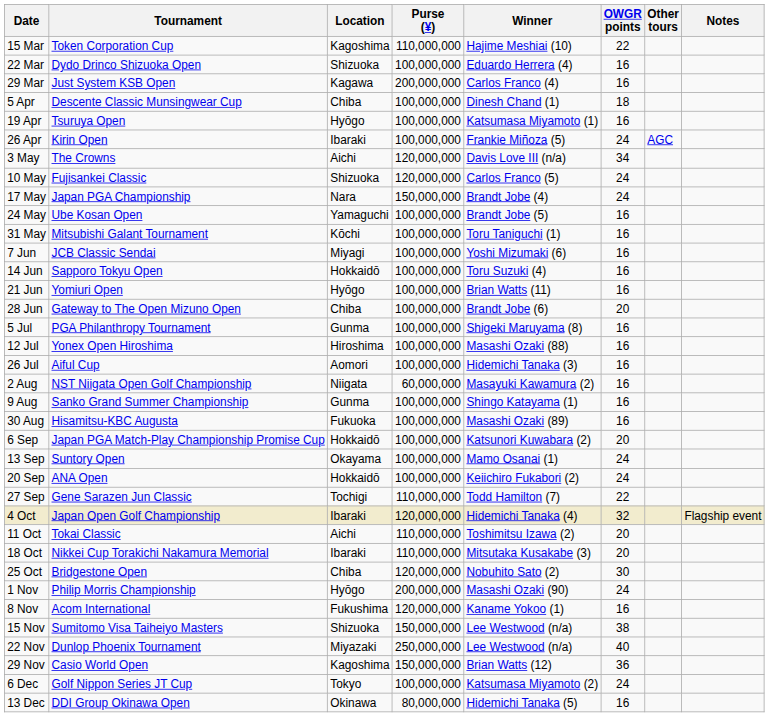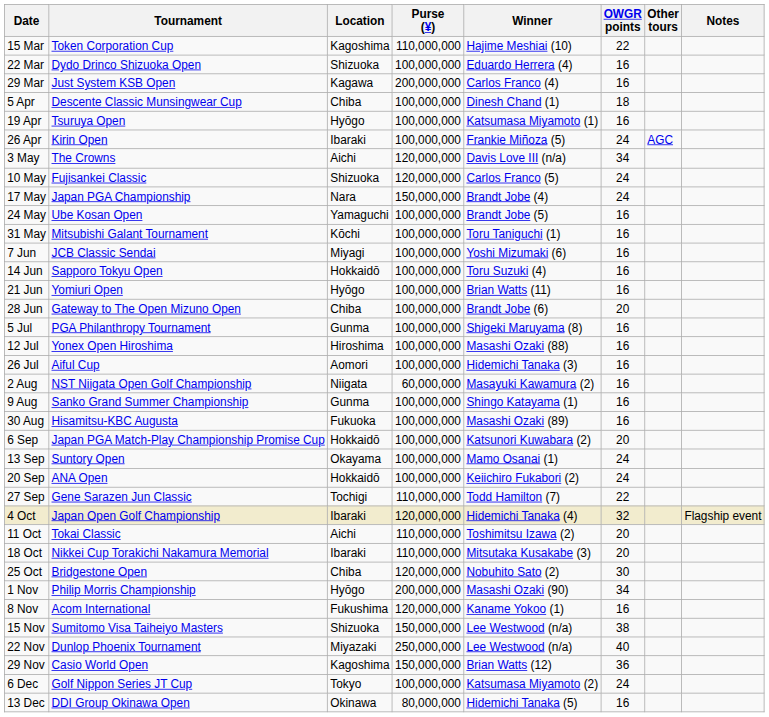(623, 590) 24 -> (623, 590) 34
